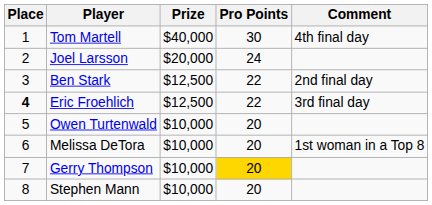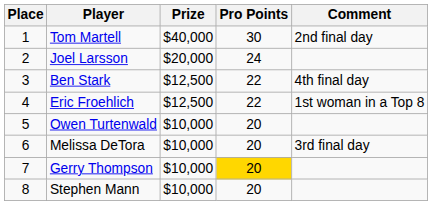(332, 37) 4th final day -> (334, 37) 2nd final day
(334, 80) 2nd final day -> (332, 80) 4th final day
(26, 102) bold -> (26, 102) normal
(332, 102) 3rd final day -> (359, 102) 1st woman in a Top 8
(359, 146) 1st woman in a Top 8 -> (332, 146) 3rd final day
